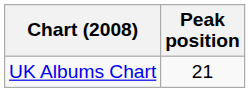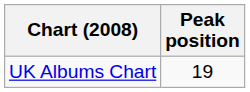(202, 71) 21 -> (202, 71) 19
